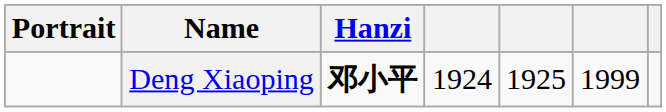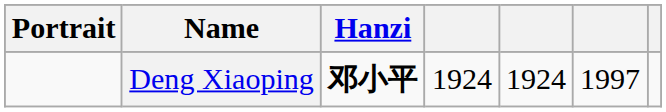(536, 78) 1925 -> (536, 78) 1924
(610, 78) 1999 -> (610, 78) 1997
